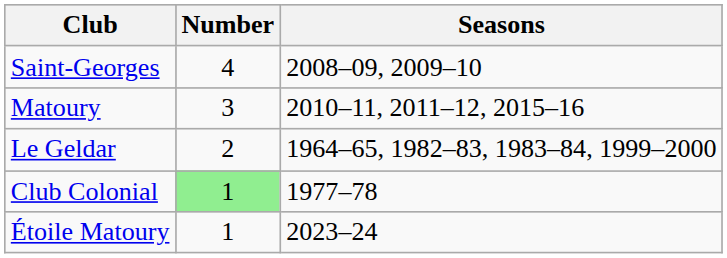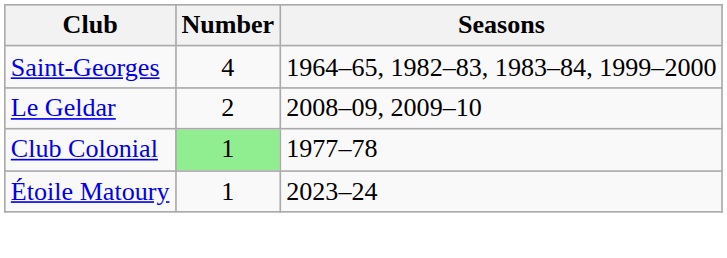(384, 66) 2008–09, 2009–10 -> (501, 66) 1964–65, 1982–83, 1983–84, 1999–2000
- row: (56, 107)
(501, 149) 1964–65, 1982–83, 1983–84, 1999–2000 -> (384, 107) 2008–09, 2009–10
